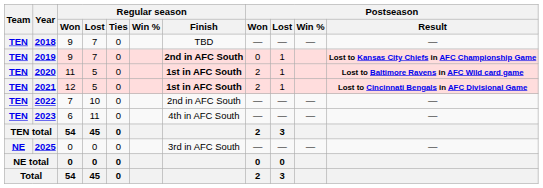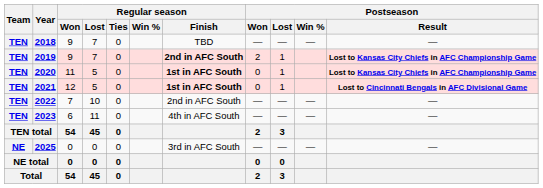(258, 57) 0 -> (258, 57) 2
(258, 72) 2 -> (258, 72) 0
(433, 73) Lost to Baltimore Ravens in AFC Wild card game -> (433, 73) Lost to Kansas City Chiefs in AFC Championship Game
(258, 87) 2 -> (258, 87) 0
